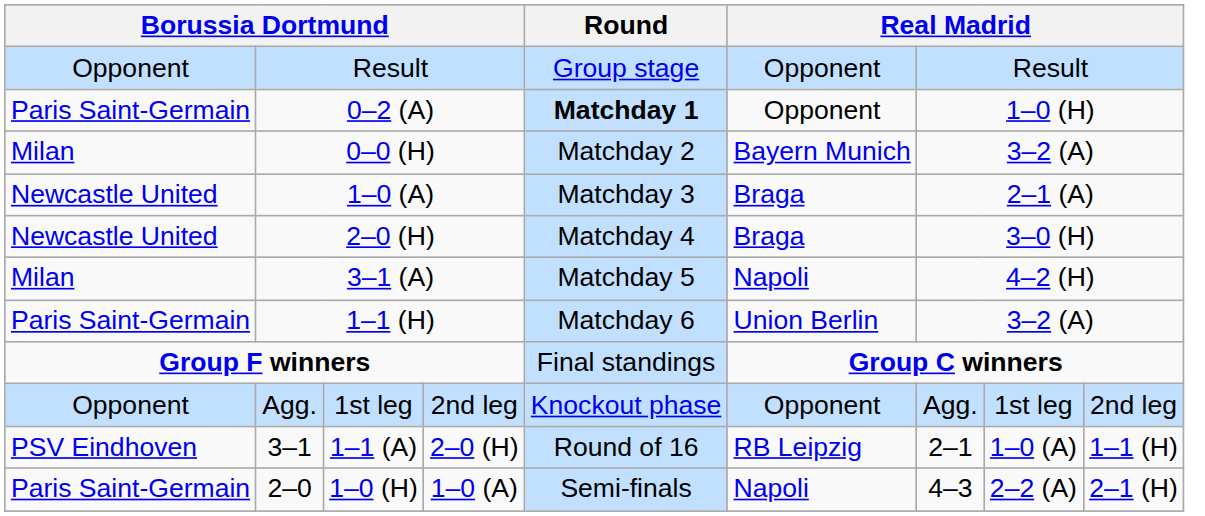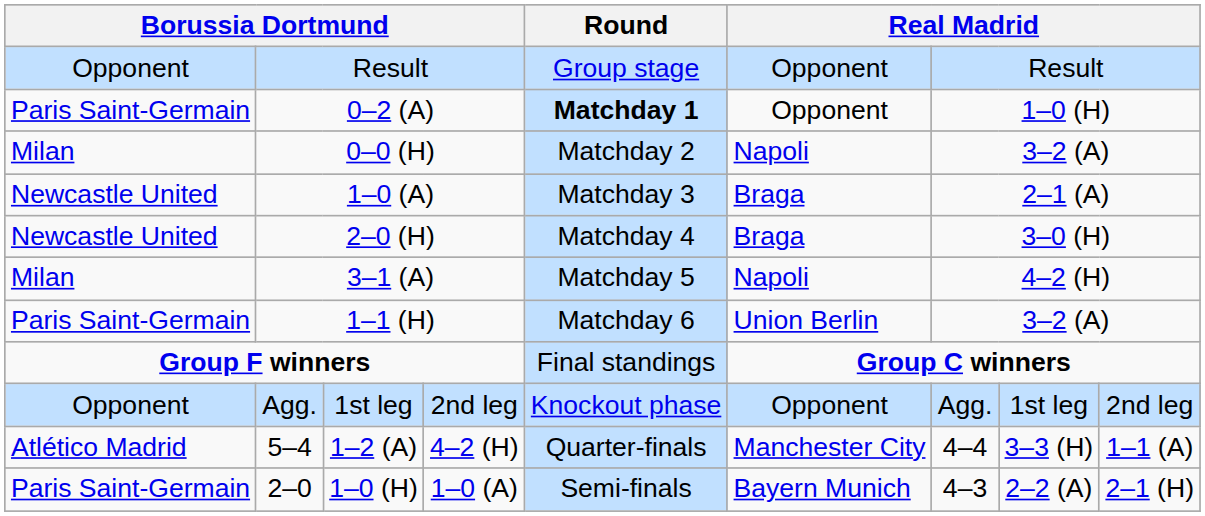(822, 151) Bayern Munich -> (771, 151) Napoli
- row: (290, 446)
+ row: (290, 446)
(771, 488) Napoli -> (822, 488) Bayern Munich
